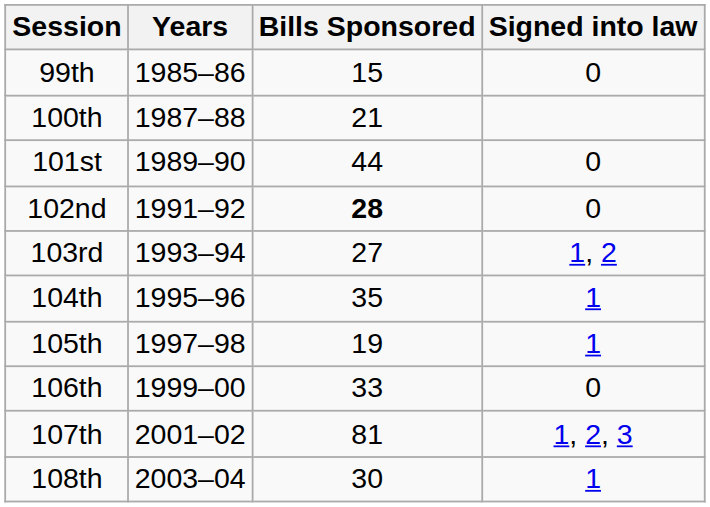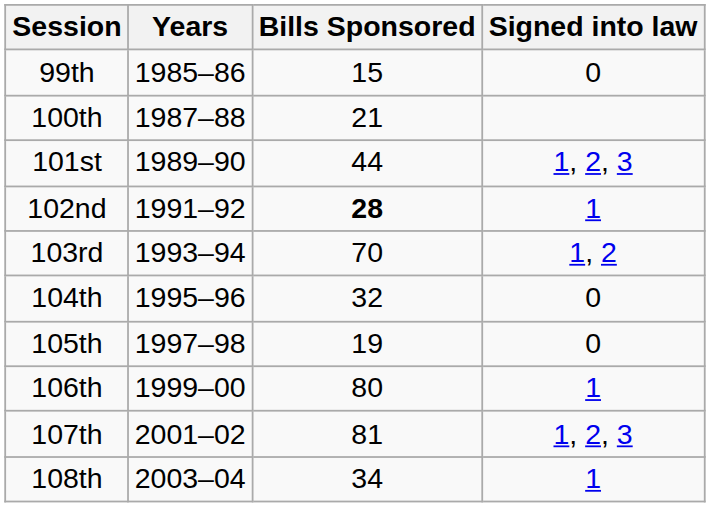(593, 162) 0 -> (593, 162) 1, 2, 3
(593, 207) 0 -> (593, 207) 1
(367, 252) 27 -> (367, 252) 70
(367, 298) 35 -> (367, 298) 32
(593, 298) 1 -> (593, 298) 0
(593, 343) 1 -> (593, 343) 0
(367, 388) 33 -> (367, 388) 80
(593, 388) 0 -> (593, 388) 1
(367, 478) 30 -> (367, 478) 34
